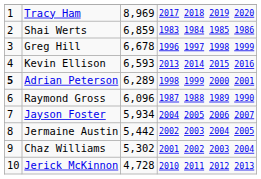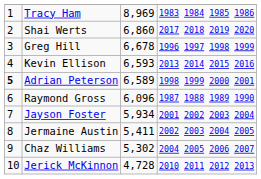(207, 13) 2017 2018 2019 2020 -> (207, 13) 1983 1984 1985 1986
(139, 30) 6,859 -> (139, 30) 6,860
(207, 30) 1983 1984 1985 1986 -> (207, 30) 2017 2018 2019 2020
(139, 81) 6,289 -> (139, 81) 6,589
(207, 115) 2004 2005 2006 2007 -> (207, 115) 2001 2002 2003 2004
(139, 132) 5,442 -> (139, 132) 5,411
(207, 148) 2001 2002 2003 2004 -> (207, 148) 2004 2005 2006 2007
